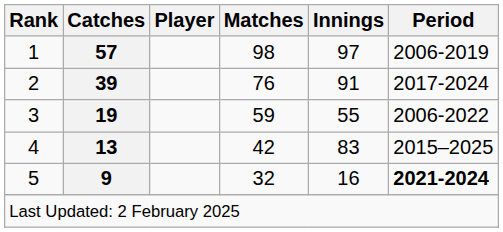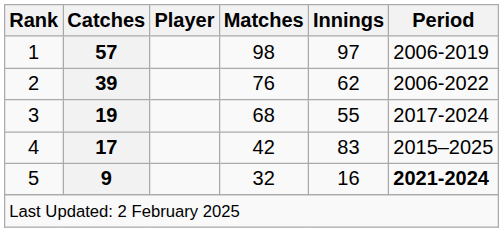(348, 83) 91 -> (348, 83) 62
(441, 83) 2017-2024 -> (441, 83) 2006-2022
(264, 115) 59 -> (264, 115) 68
(441, 115) 2006-2022 -> (441, 115) 2017-2024
(106, 147) 13 -> (106, 147) 17
